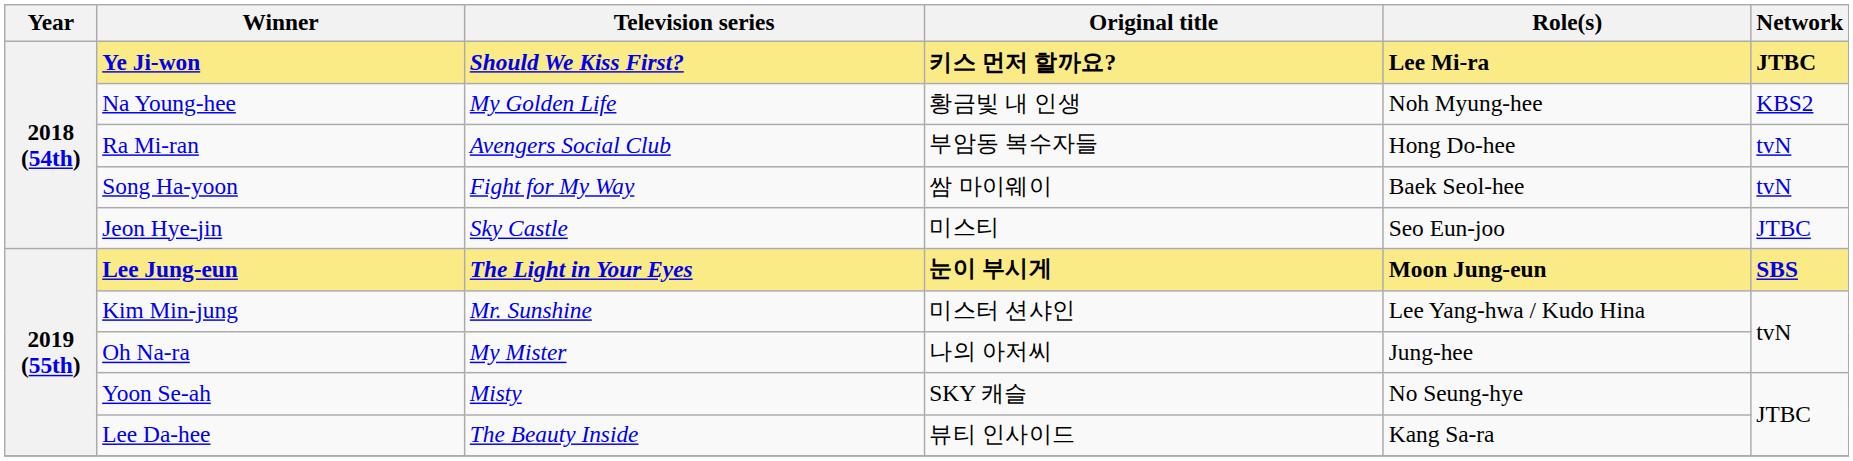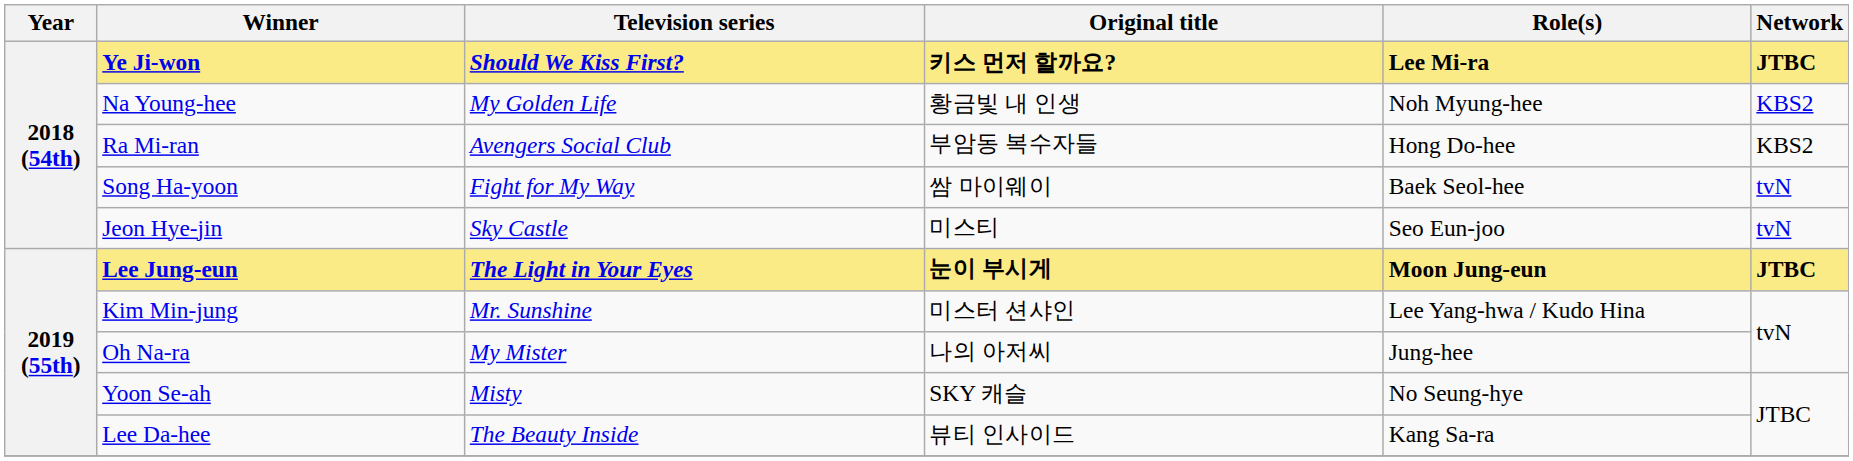(1774, 145) tvN -> (1785, 145) KBS2
(1784, 227) JTBC -> (1774, 227) tvN
(1777, 269) SBS -> (1786, 269) JTBC
